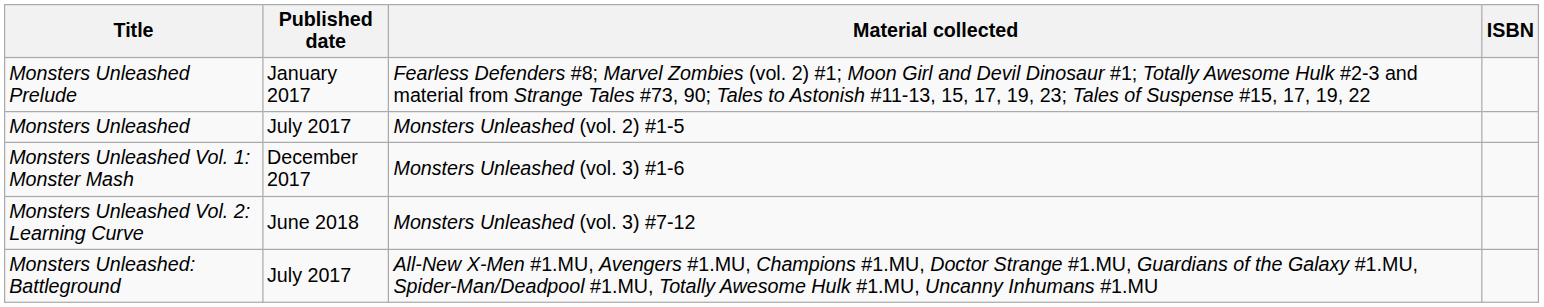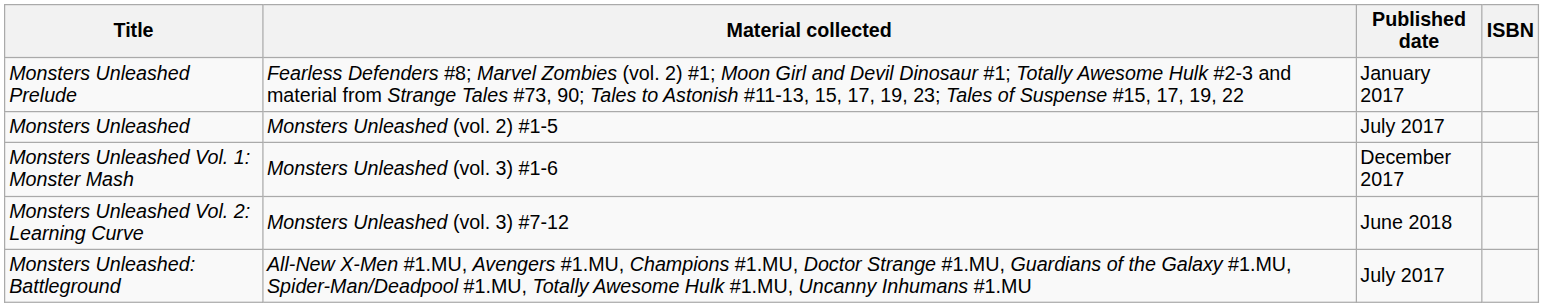columns swapped: (936, 31) <-> (326, 31)
